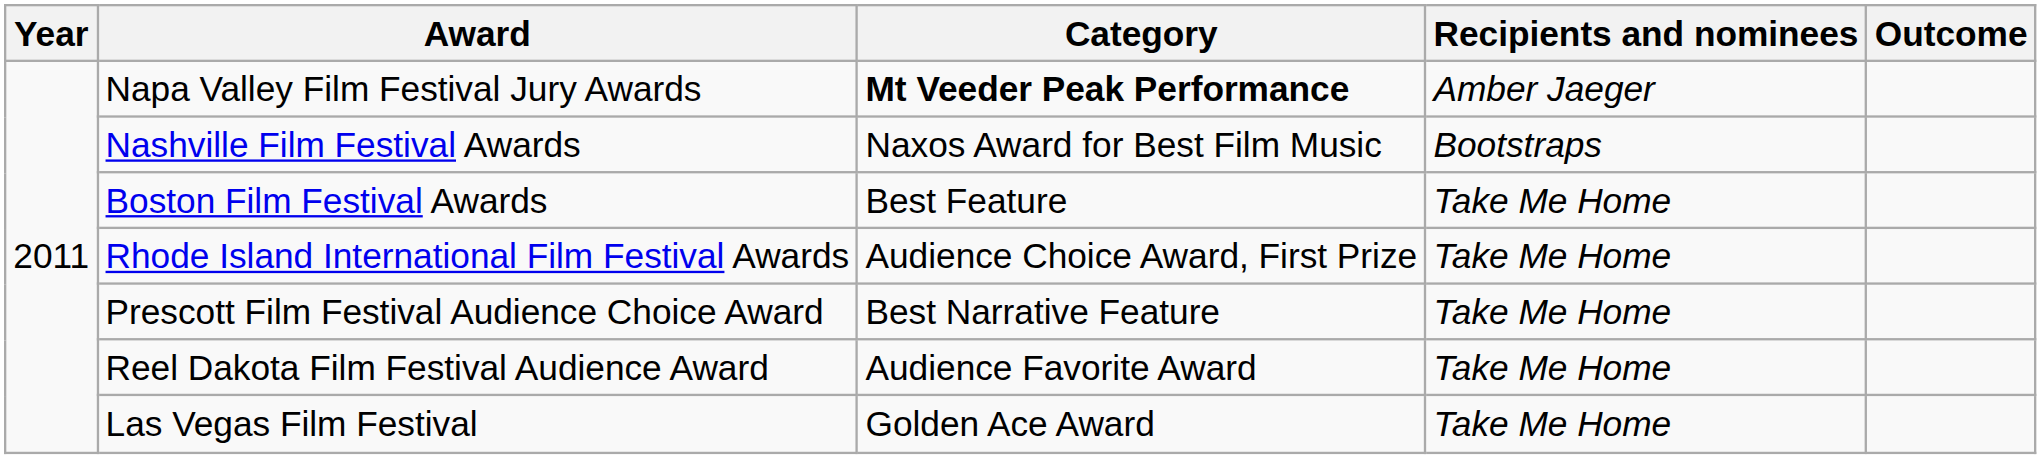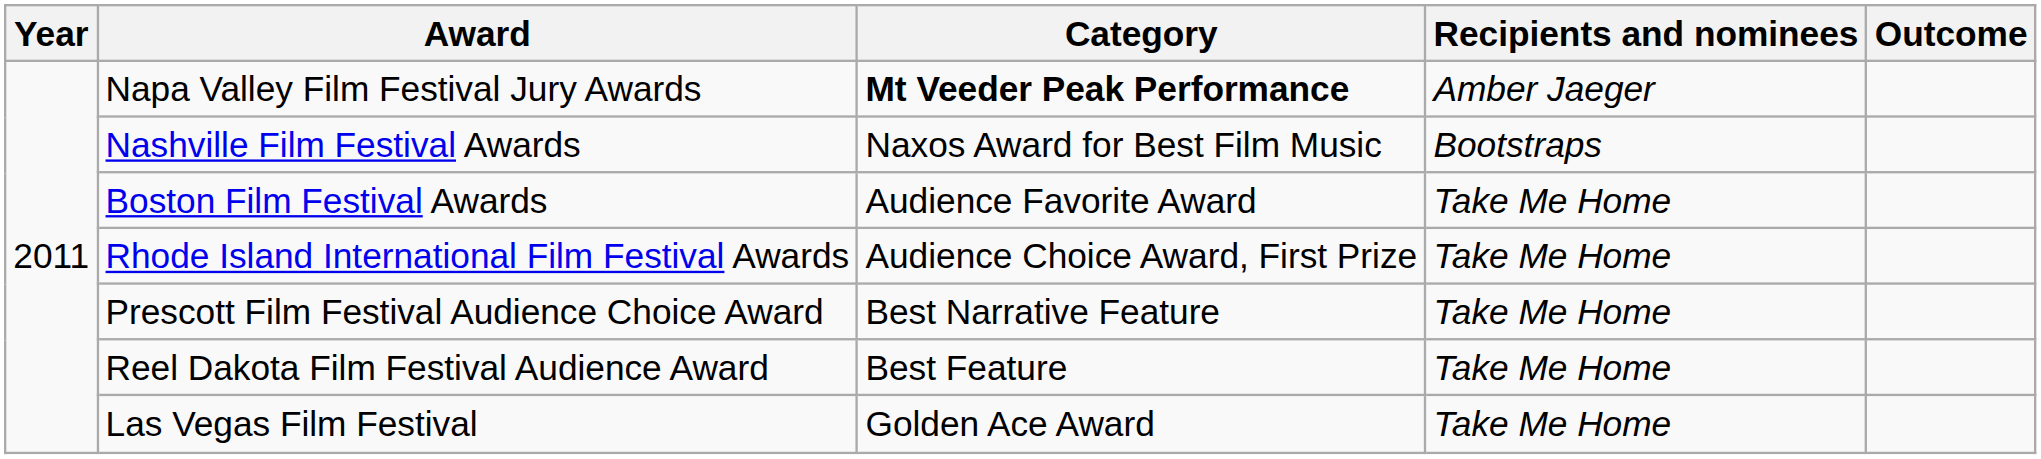(966, 201) Best Feature -> (1061, 201) Audience Favorite Award
(1061, 368) Audience Favorite Award -> (966, 368) Best Feature
